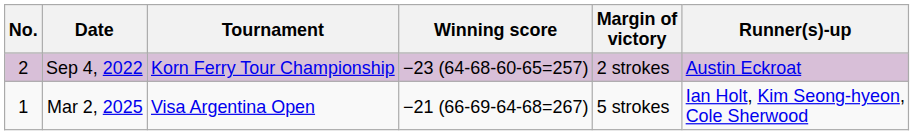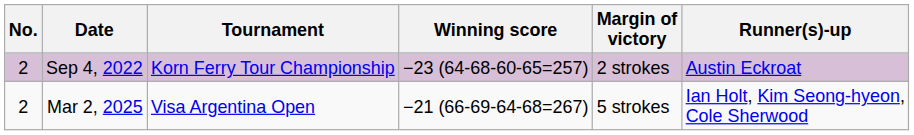(23, 106) 1 -> (23, 106) 2
